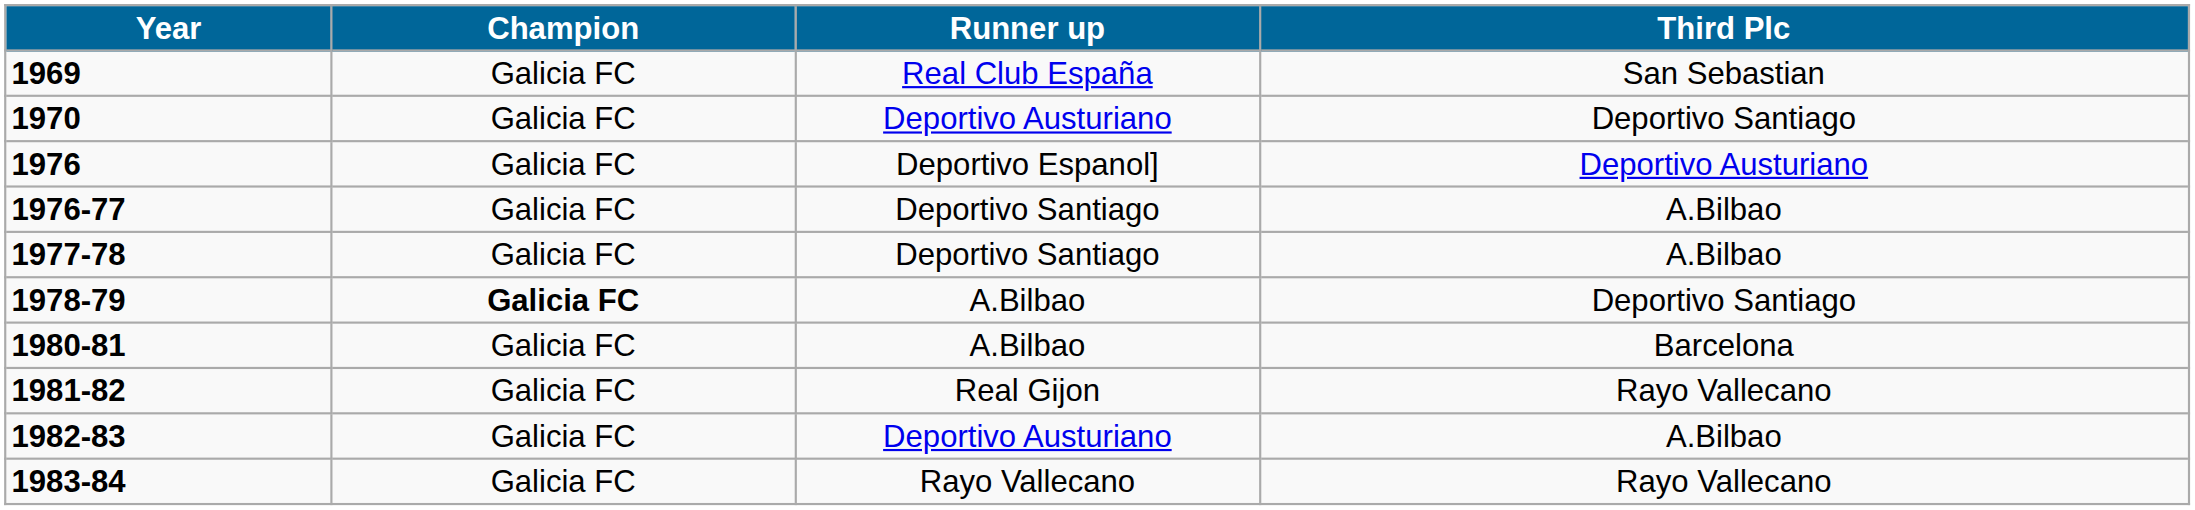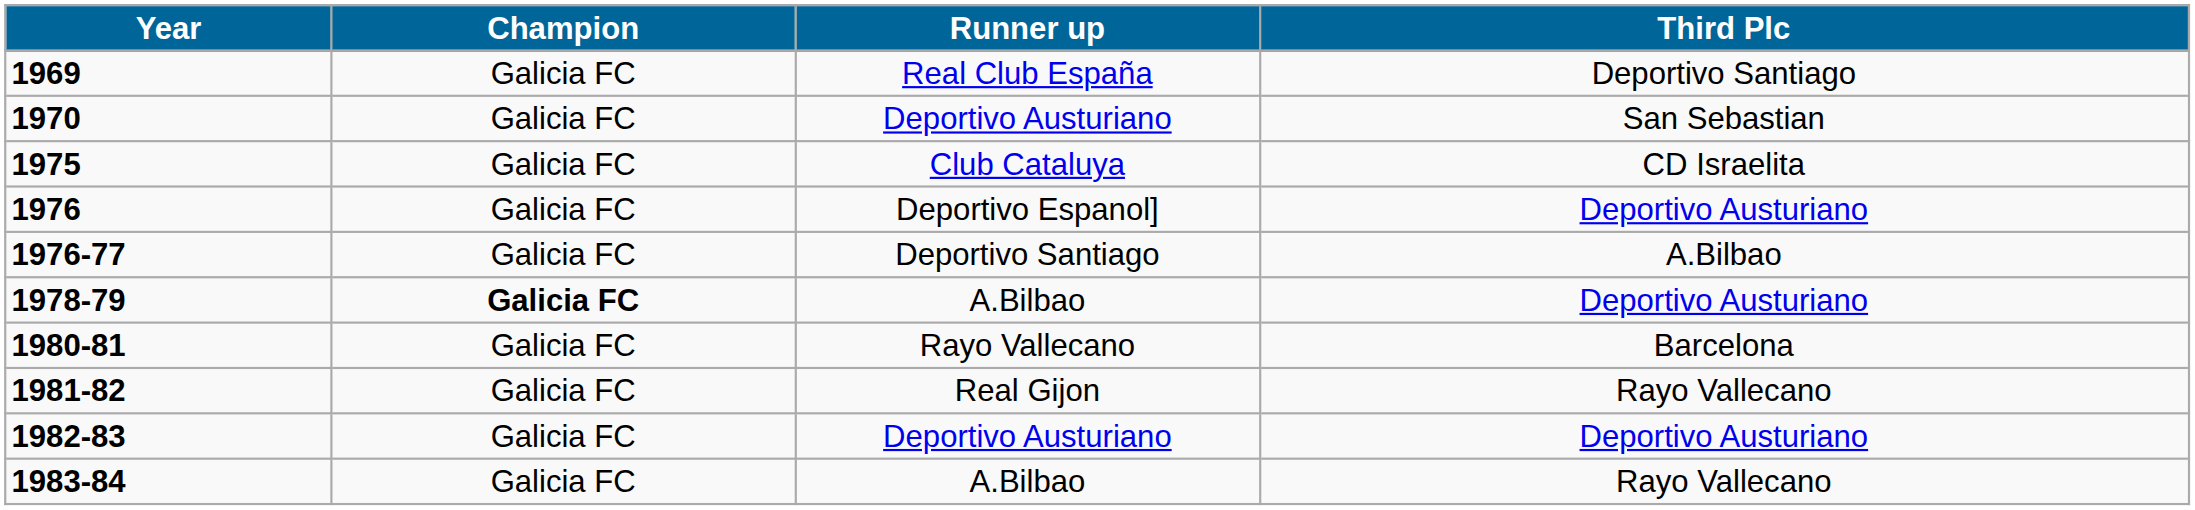(1724, 73) San Sebastian -> (1724, 73) Deportivo Santiago
(1724, 118) Deportivo Santiago -> (1724, 118) San Sebastian
+ row: (46, 164)
- row: (69, 255)
(1724, 300) Deportivo Santiago -> (1724, 300) Deportivo Austuriano
(1027, 345) A.Bilbao -> (1027, 345) Rayo Vallecano
(1724, 436) A.Bilbao -> (1724, 436) Deportivo Austuriano
(1027, 481) Rayo Vallecano -> (1027, 481) A.Bilbao
